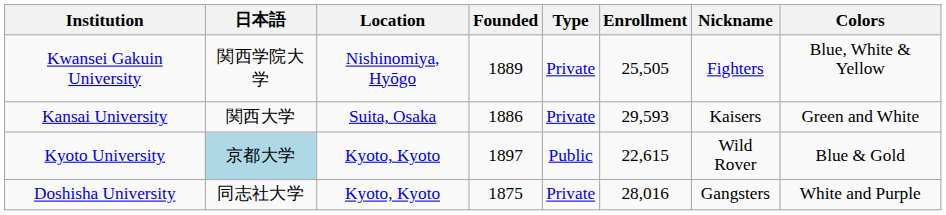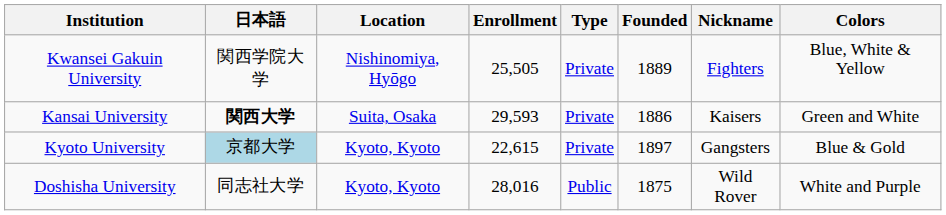columns swapped: (506, 19) <-> (645, 19)
(261, 116) normal -> (261, 116) bold
(571, 155) Public -> (590, 147) Private
(735, 155) Wild Rover -> (735, 147) Gangsters
(571, 194) Private -> (590, 186) Public
(735, 194) Gangsters -> (735, 186) Wild Rover
